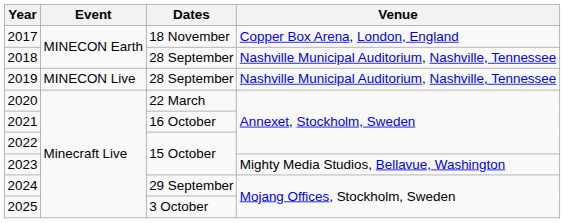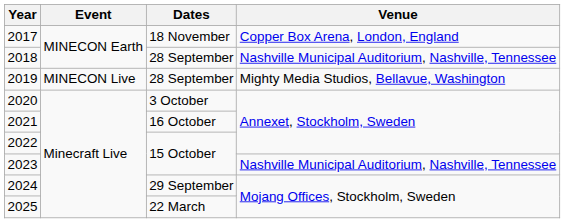(398, 79) Nashville Municipal Auditorium, Nashville, Tennessee -> (372, 79) Mighty Media Studios, Bellavue, Washington
(177, 100) 22 March -> (179, 100) 3 October
(372, 164) Mighty Media Studios, Bellavue, Washington -> (398, 164) Nashville Municipal Auditorium, Nashville, Tennessee
(179, 206) 3 October -> (177, 206) 22 March
